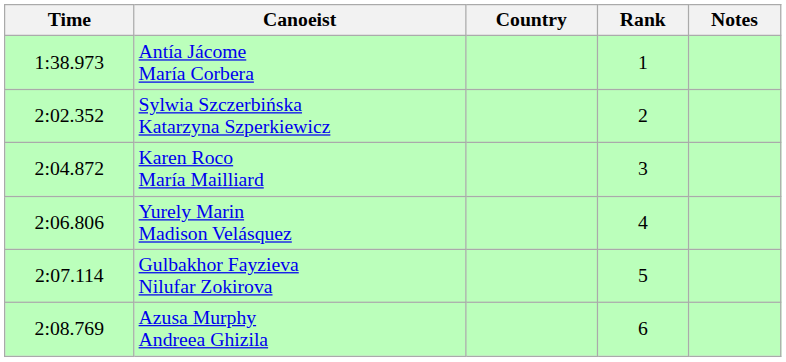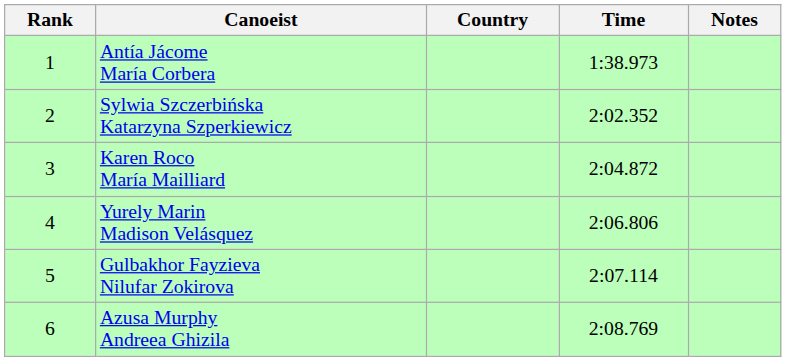columns swapped: (643, 20) <-> (69, 20)
